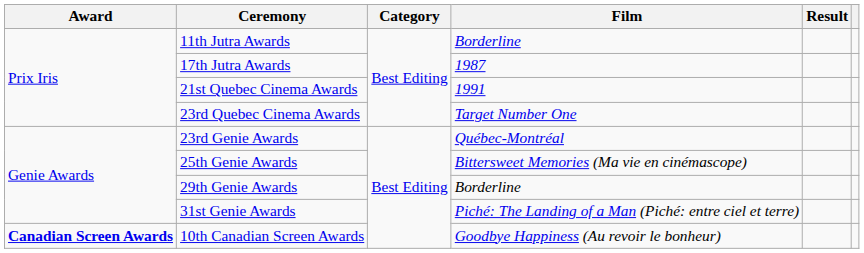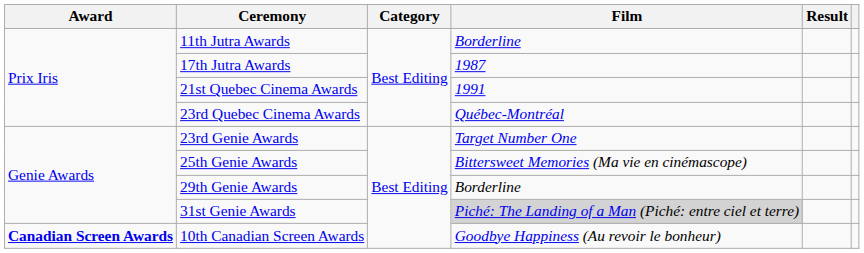(516, 114) Target Number One -> (509, 114) Québec-Montréal
(509, 138) Québec-Montréal -> (516, 138) Target Number One
(627, 211) no background -> (627, 211) lightgrey background
